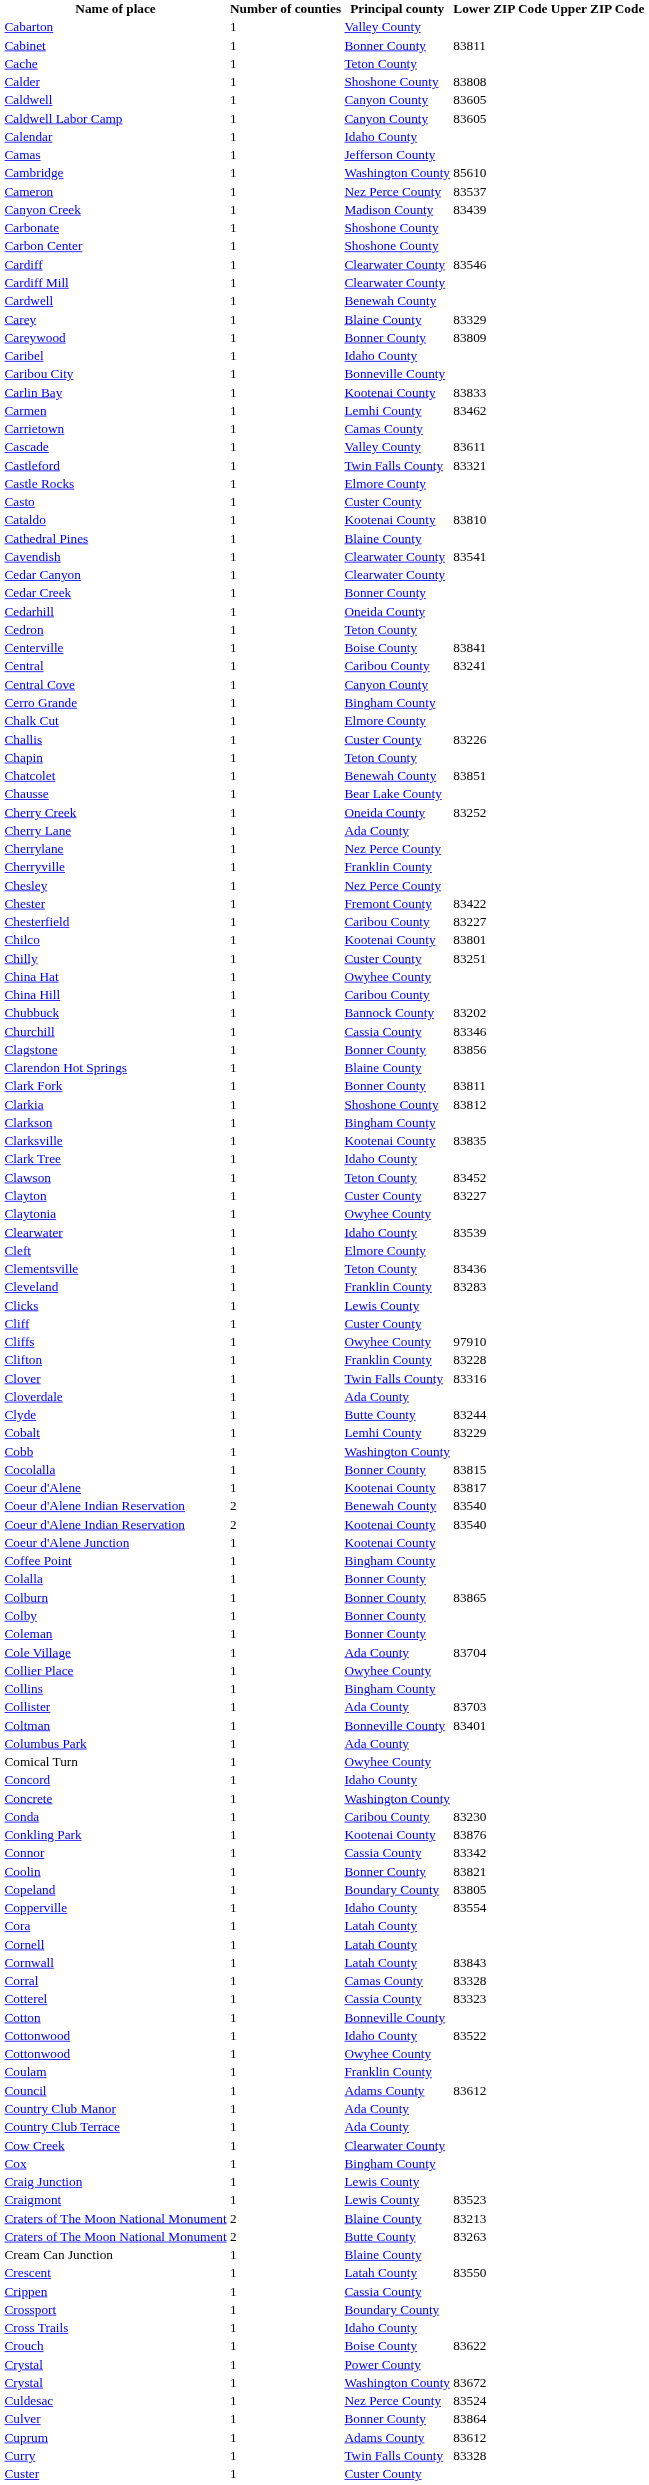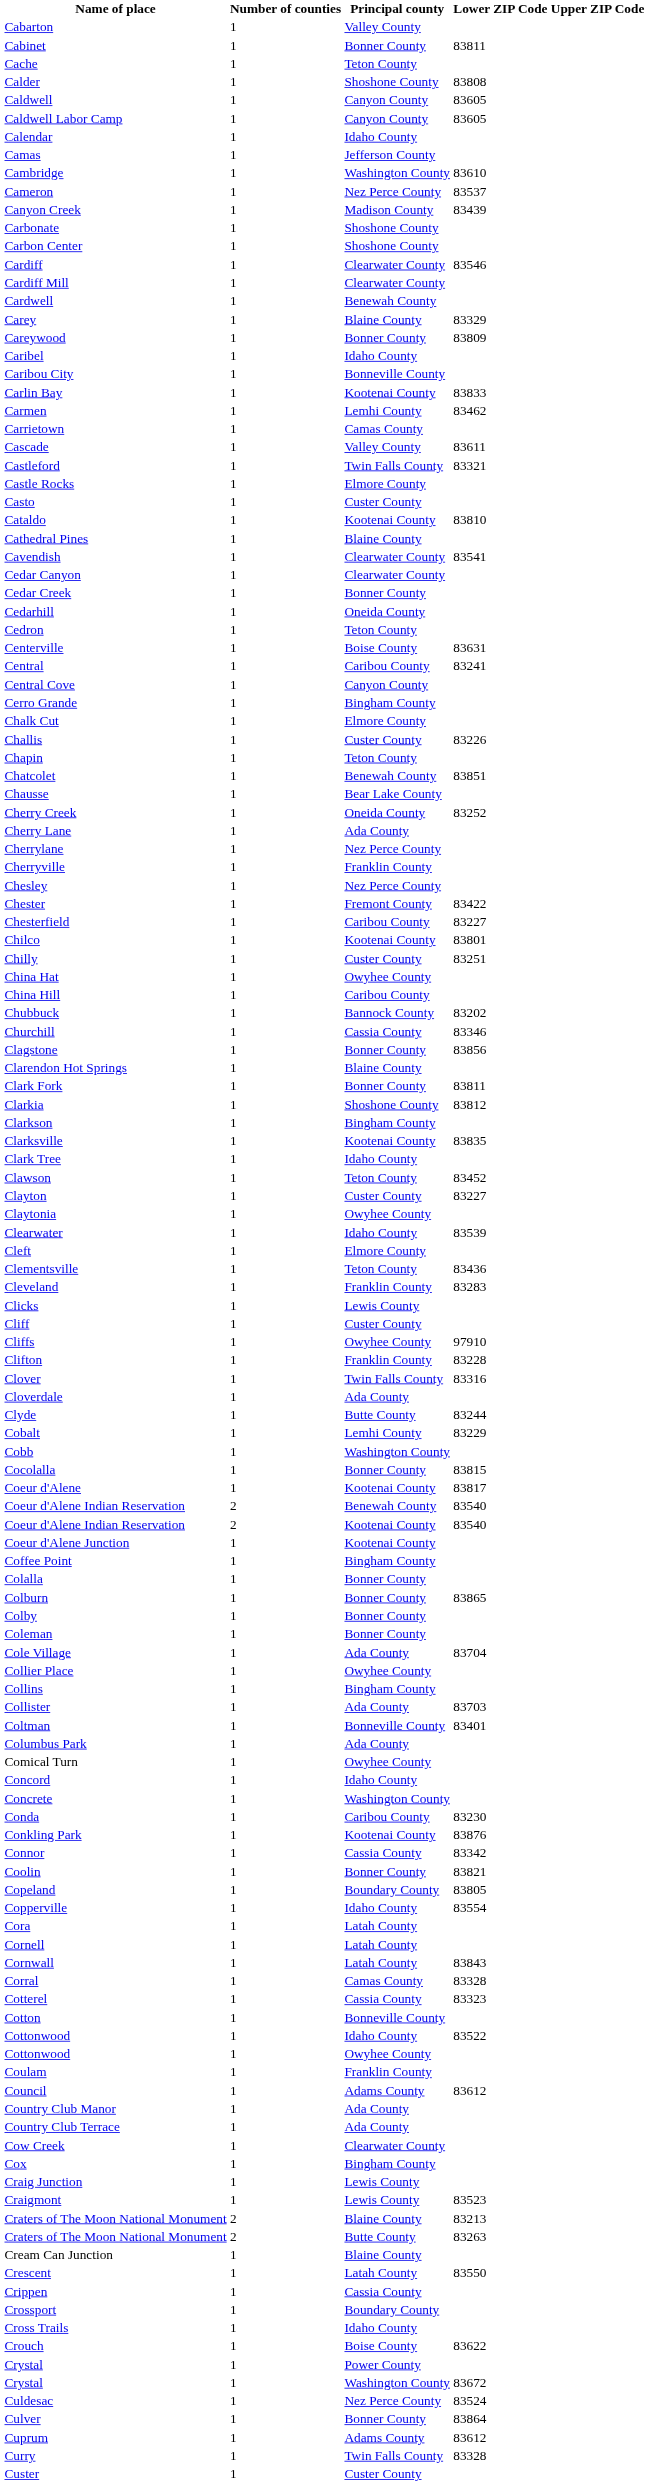(470, 173) 85610 -> (470, 173) 83610
(470, 648) 83841 -> (470, 648) 83631
